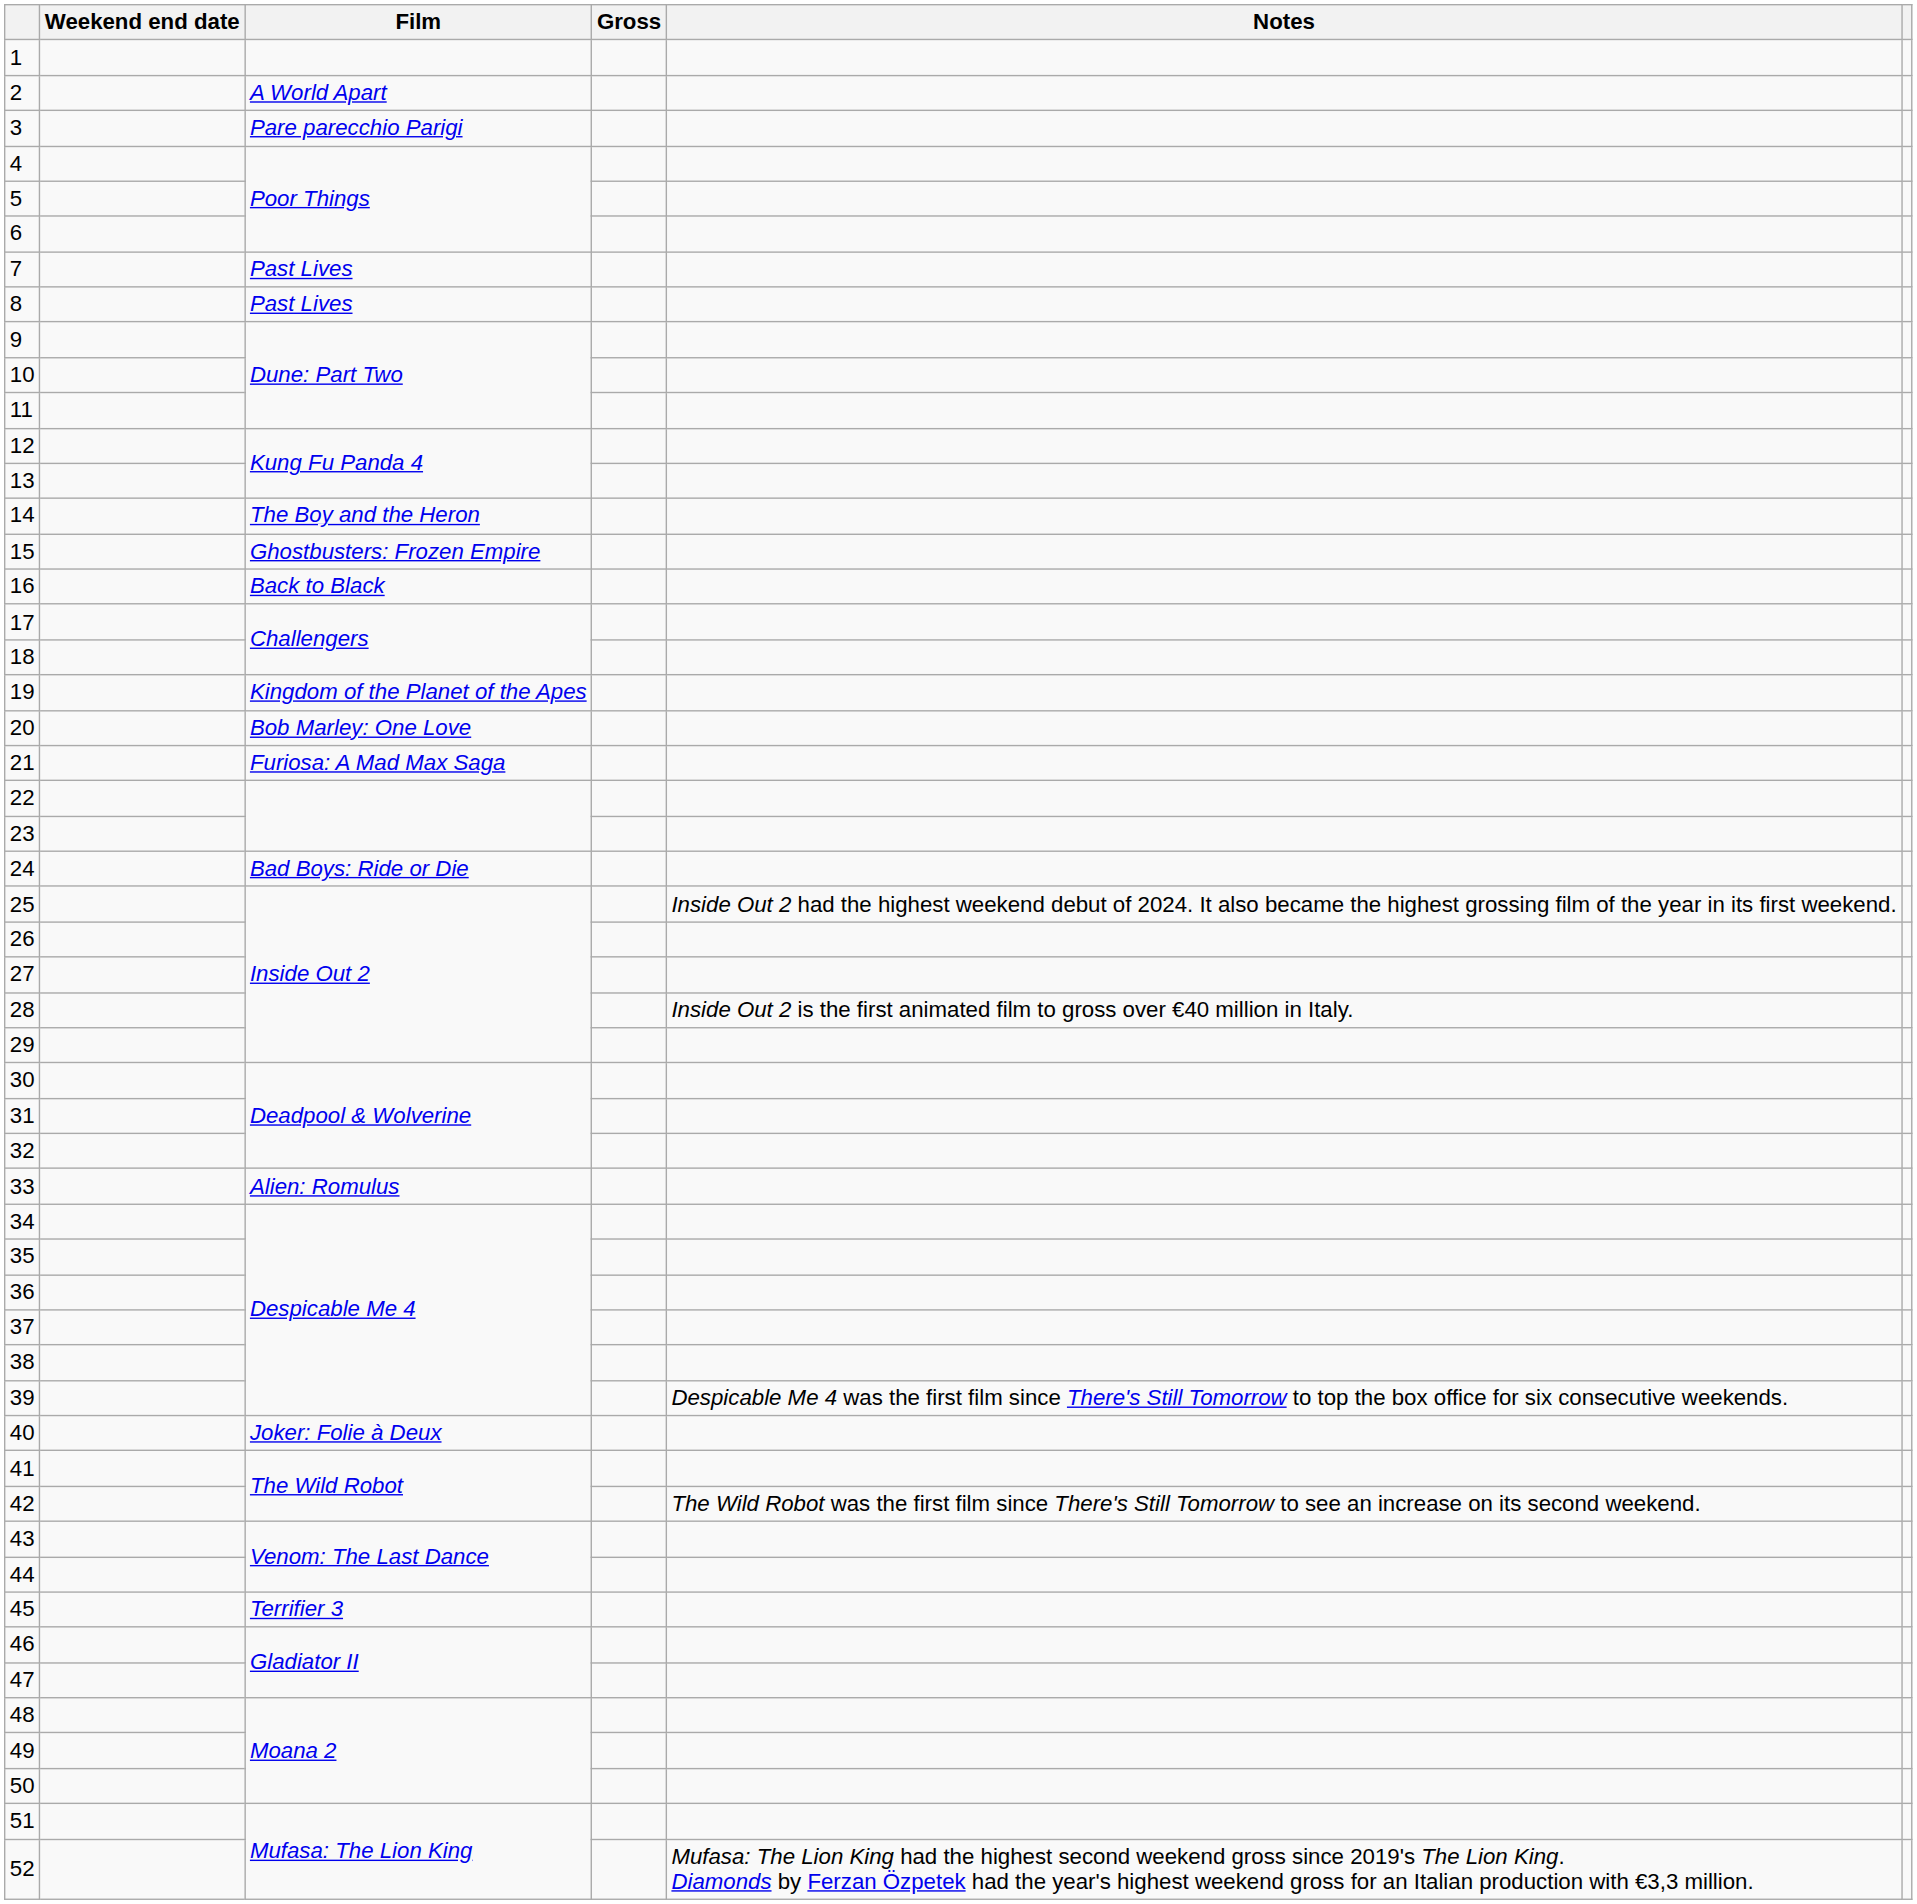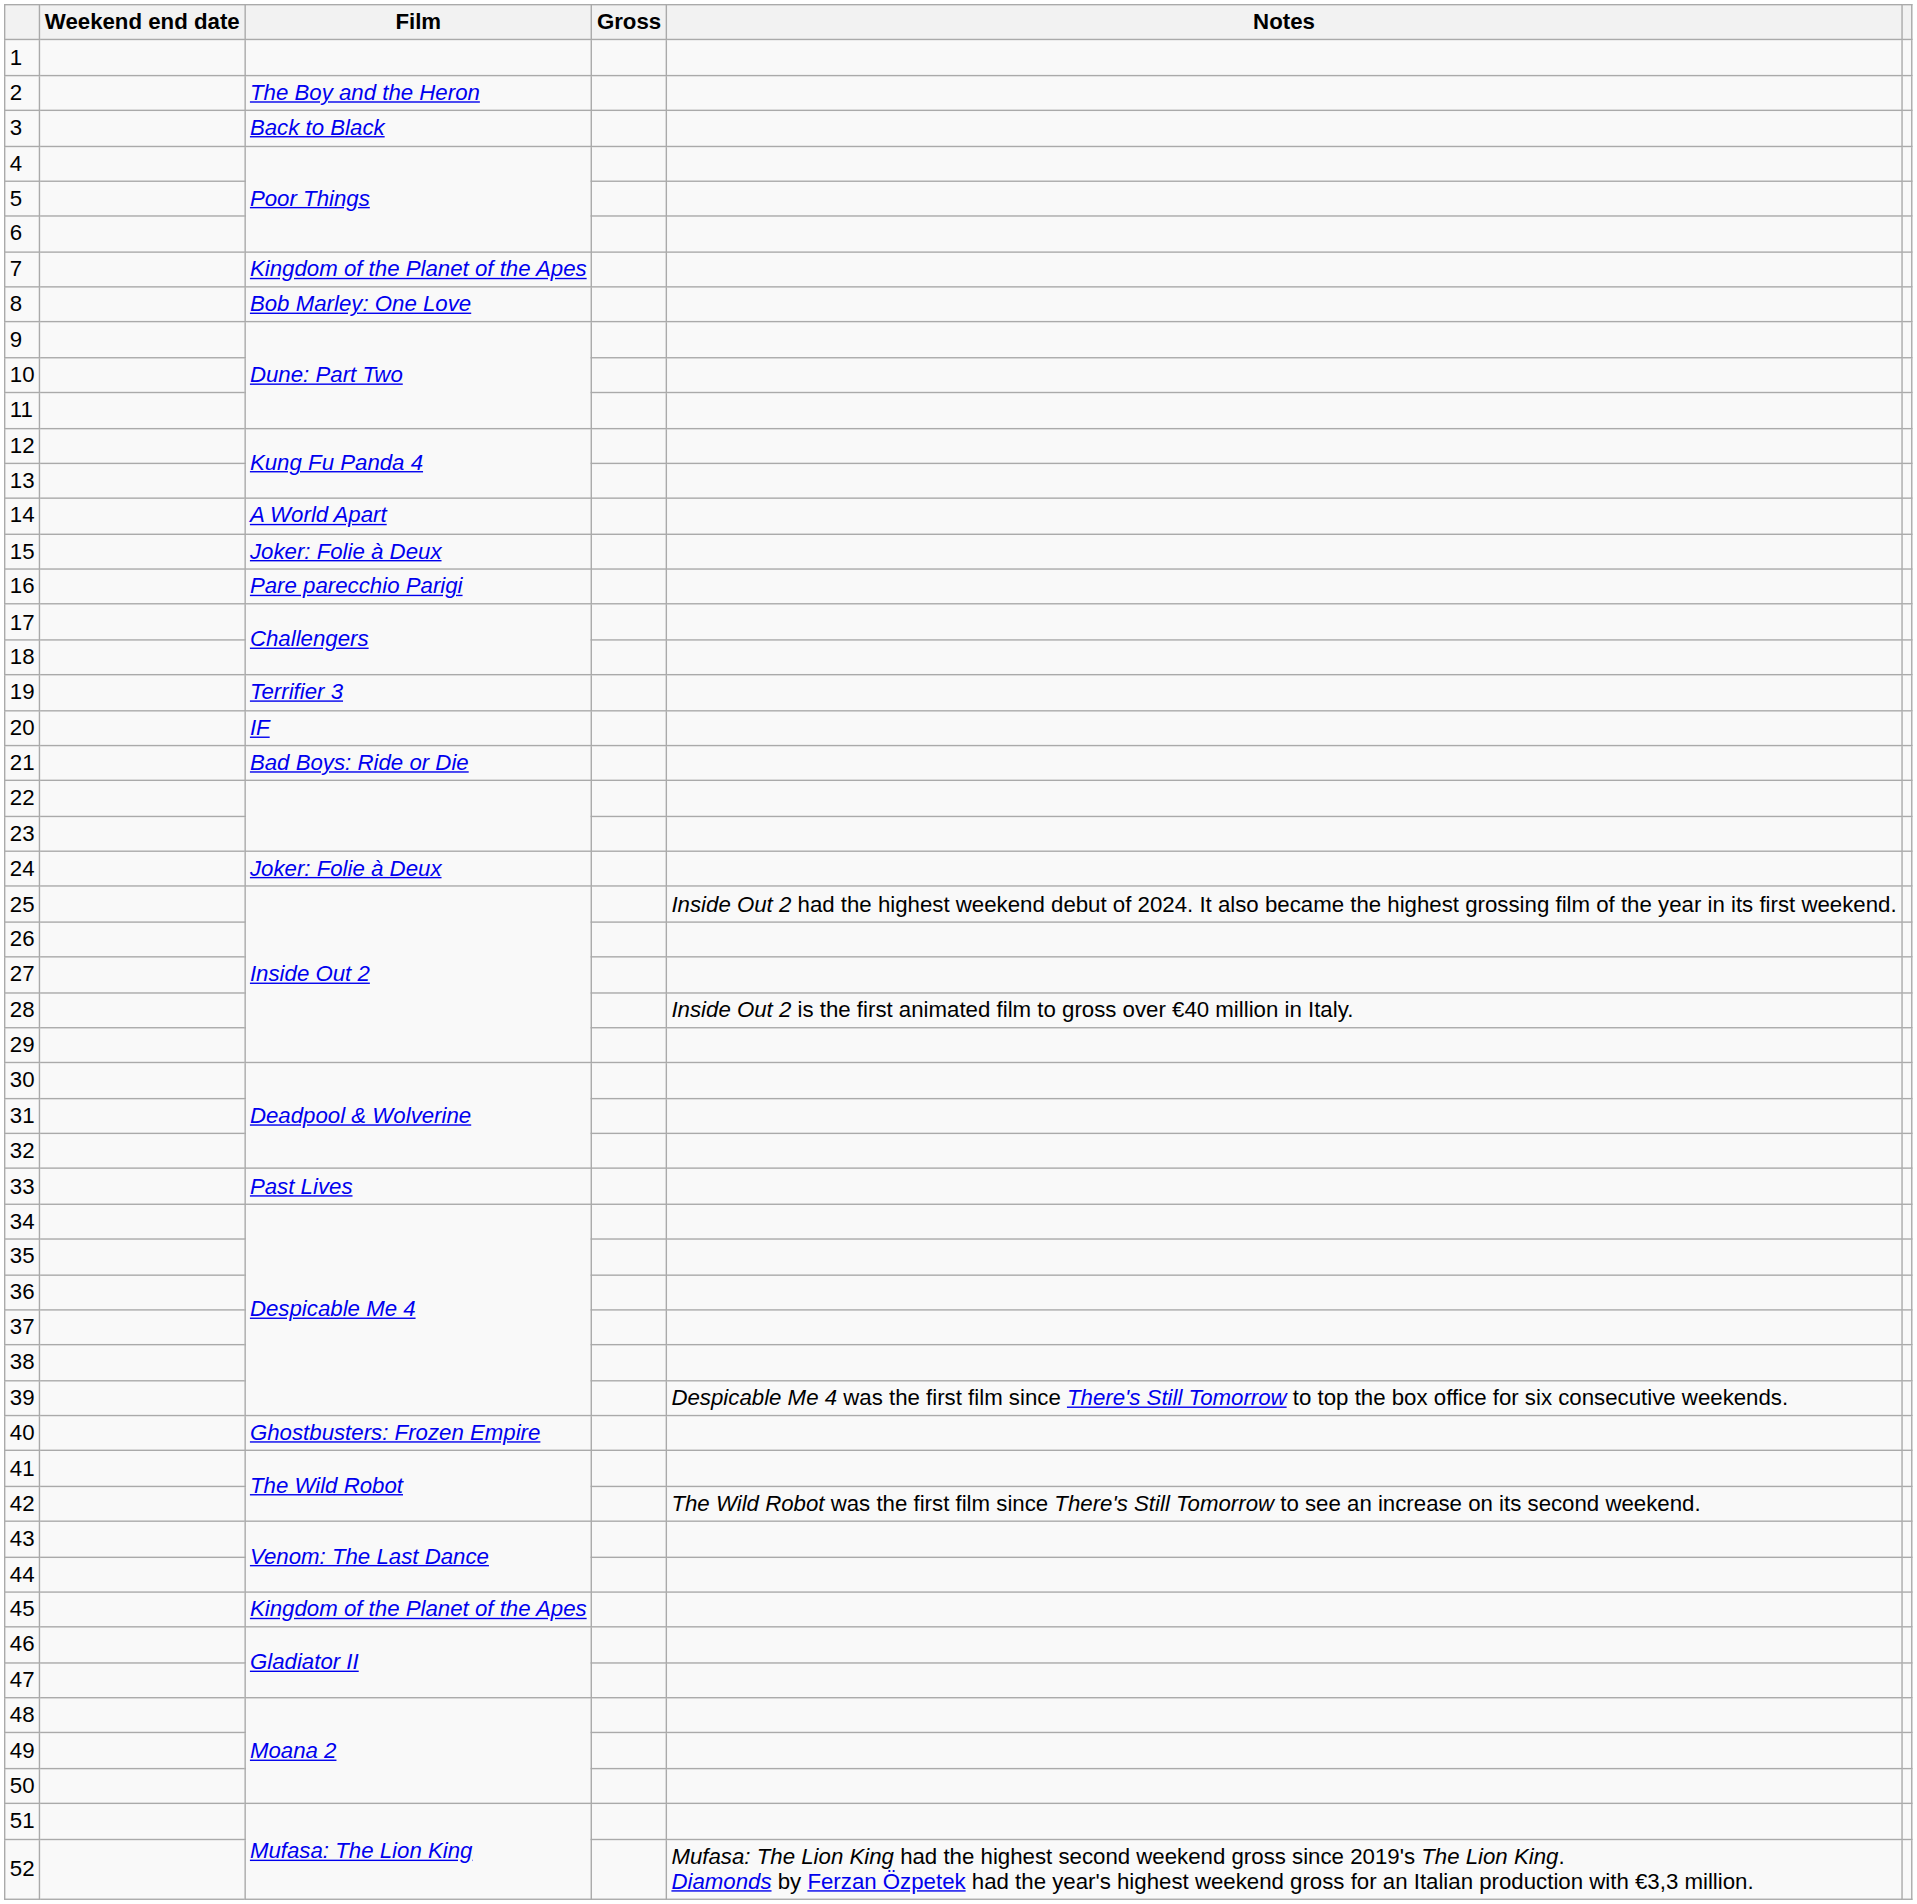(318, 92) A World Apart -> (365, 92) The Boy and the Heron
(356, 127) Pare parecchio Parigi -> (317, 127) Back to Black
(301, 269) Past Lives -> (418, 269) Kingdom of the Planet of the Apes
(301, 304) Past Lives -> (361, 304) Bob Marley: One Love
(365, 515) The Boy and the Heron -> (318, 515) A World Apart
(395, 551) Ghostbusters: Frozen Empire -> (346, 551) Joker: Folie à Deux
(317, 586) Back to Black -> (356, 586) Pare parecchio Parigi
(418, 692) Kingdom of the Planet of the Apes -> (296, 692) Terrifier 3
(361, 727) Bob Marley: One Love -> (260, 727) IF
(378, 762) Furiosa: A Mad Max Saga -> (359, 762) Bad Boys: Ride or Die
(359, 868) Bad Boys: Ride or Die -> (346, 868) Joker: Folie à Deux
(325, 1186) Alien: Romulus -> (301, 1186) Past Lives
(346, 1432) Joker: Folie à Deux -> (395, 1432) Ghostbusters: Frozen Empire
(296, 1609) Terrifier 3 -> (418, 1609) Kingdom of the Planet of the Apes
